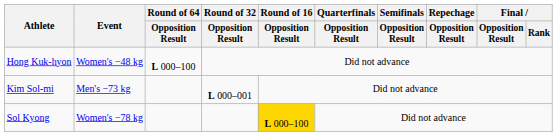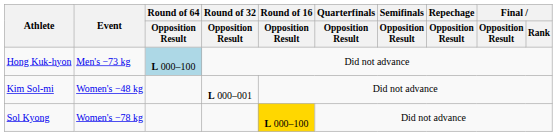(110, 61) Women's −48 kg -> (103, 61) Men's −73 kg
(173, 67) no background -> (173, 67) lightblue background
(103, 89) Men's −73 kg -> (110, 89) Women's −48 kg
